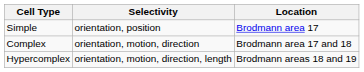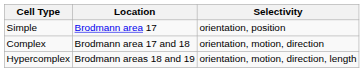columns swapped: (153, 12) <-> (296, 12)
